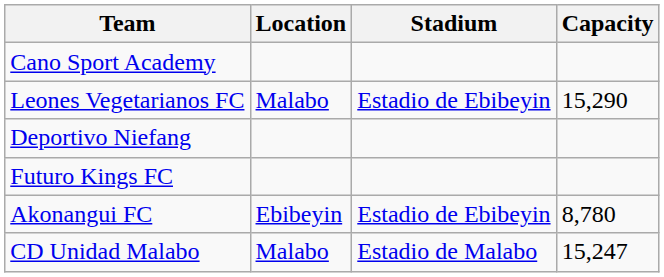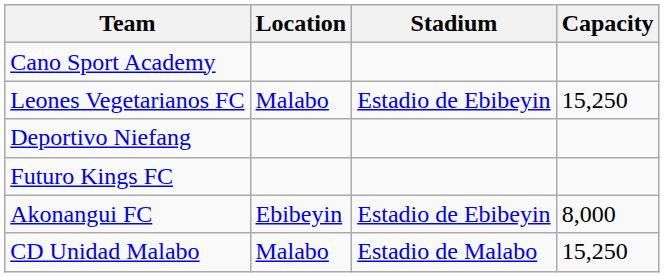(595, 99) 15,290 -> (595, 99) 15,250
(589, 213) 8,780 -> (589, 213) 8,000
(595, 251) 15,247 -> (595, 251) 15,250
